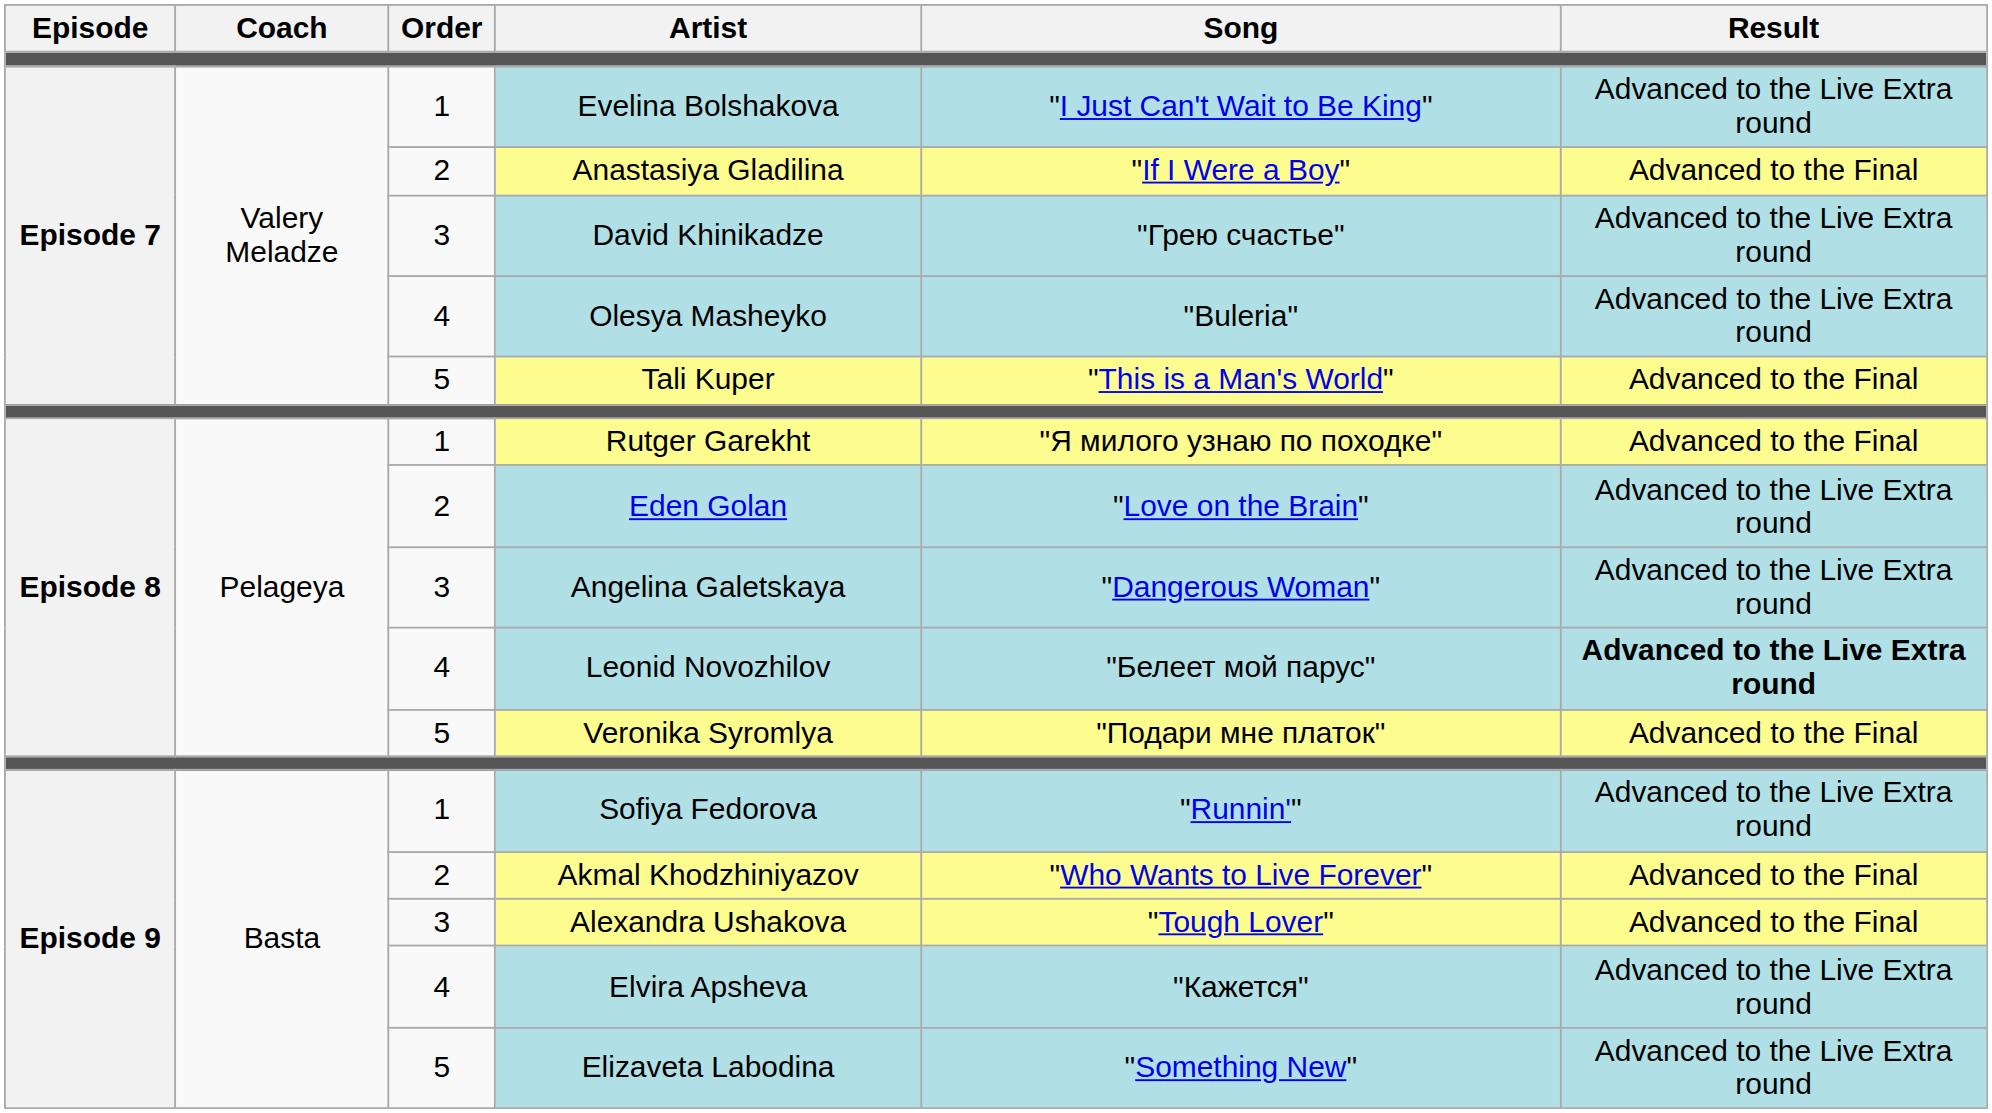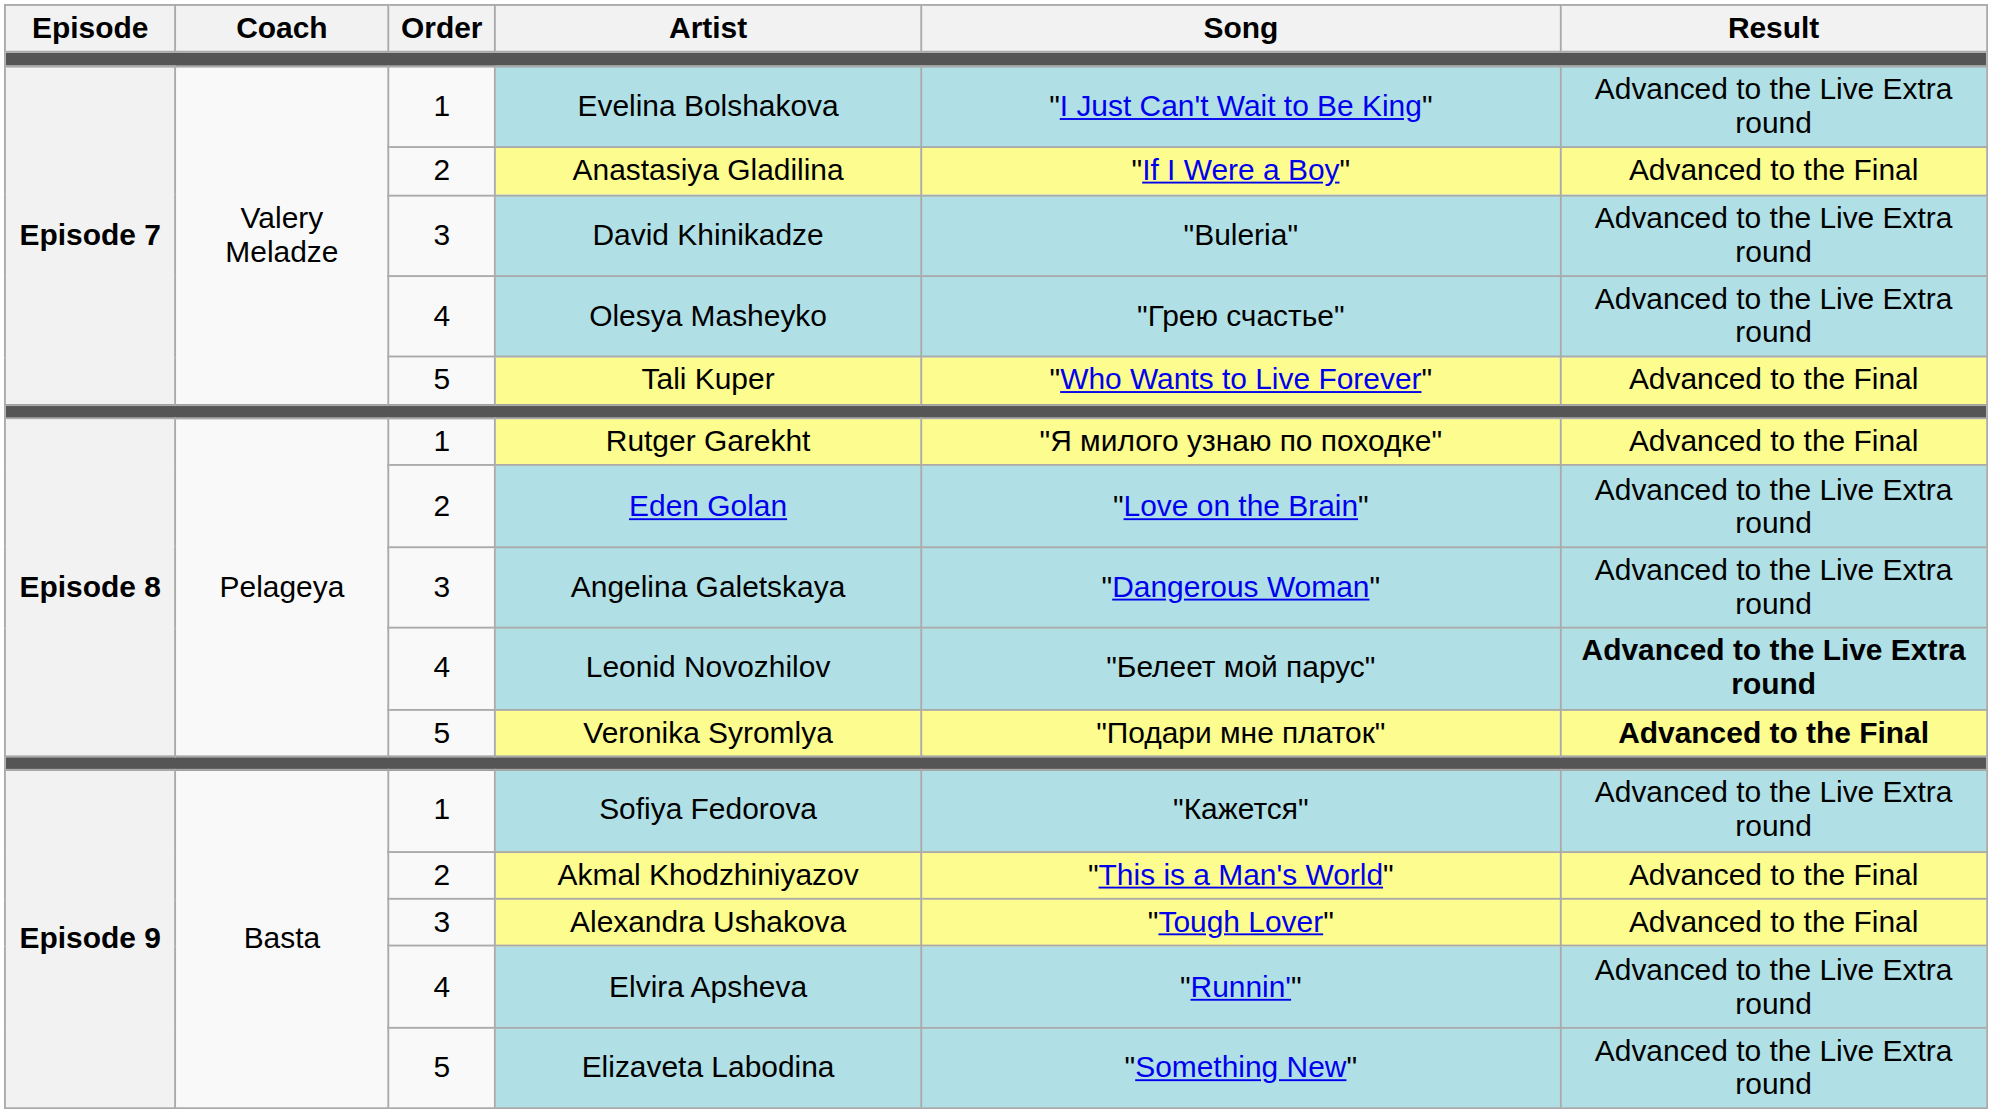(1241, 234) "Грею счастье" -> (1241, 234) "Buleria"
(1241, 315) "Buleria" -> (1241, 315) "Грею счастье"
(1241, 380) "This is a Man's World" -> (1241, 380) "Who Wants to Live Forever"
(1774, 732) normal -> (1774, 732) bold
(1241, 810) "Runnin'" -> (1241, 810) "Кажется"
(1241, 874) "Who Wants to Live Forever" -> (1241, 874) "This is a Man's World"
(1241, 986) "Кажется" -> (1241, 986) "Runnin'"
